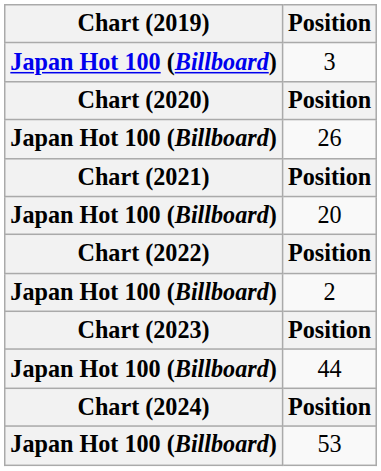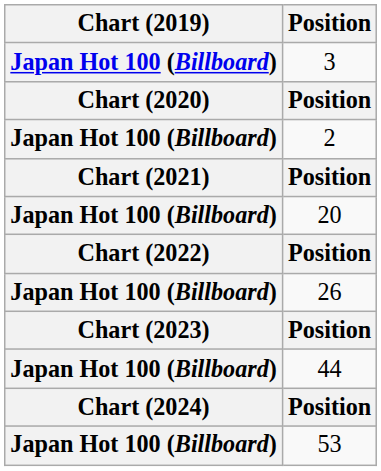rows swapped: (330, 291) <-> (330, 138)
